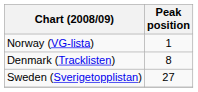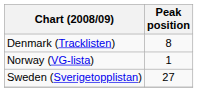rows swapped: (61, 60) <-> (50, 43)
